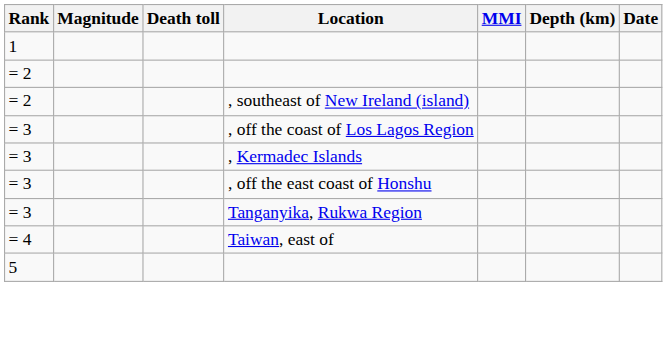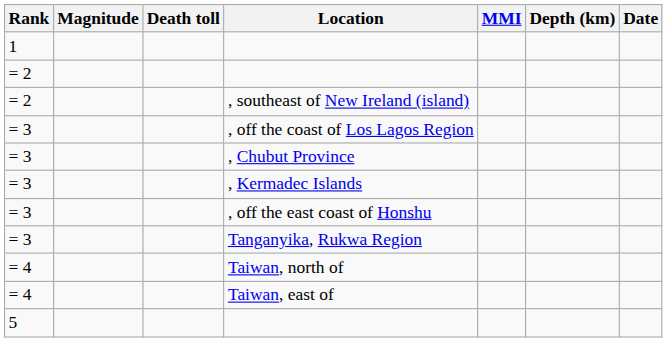+ row: (20, 156)
+ row: (20, 267)
